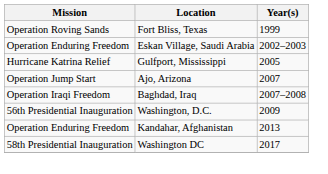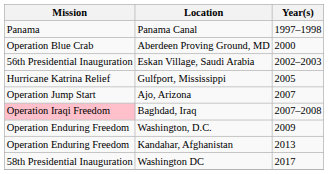+ row: (167, 29)
- row: (172, 29)
+ row: (204, 45)
(68, 45) Operation Enduring Freedom -> (70, 62) 56th Presidential Inauguration
(58, 95) no background -> (58, 111) pink background
(70, 111) 56th Presidential Inauguration -> (68, 128) Operation Enduring Freedom
